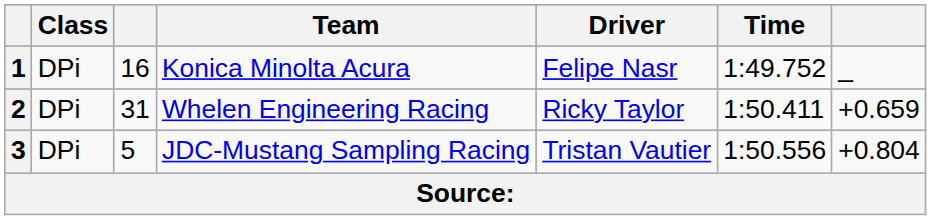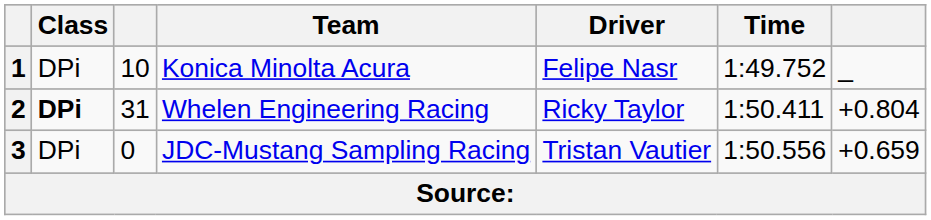(135, 67) 16 -> (135, 67) 10
(59, 109) normal -> (60, 109) bold
(879, 109) +0.659 -> (879, 109) +0.804
(128, 151) 5 -> (128, 151) 0
(879, 151) +0.804 -> (879, 151) +0.659
